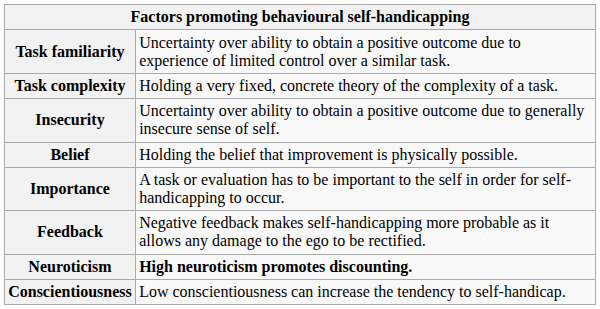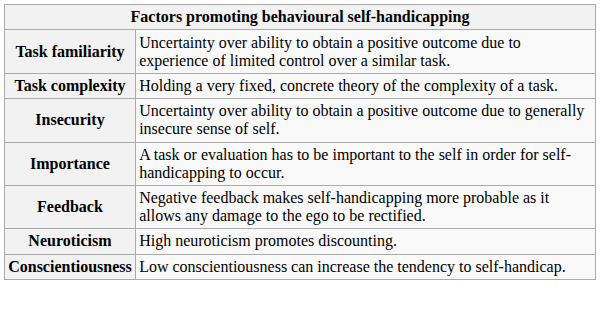- row: (70, 154)
(276, 266) bold -> (268, 241) normal
